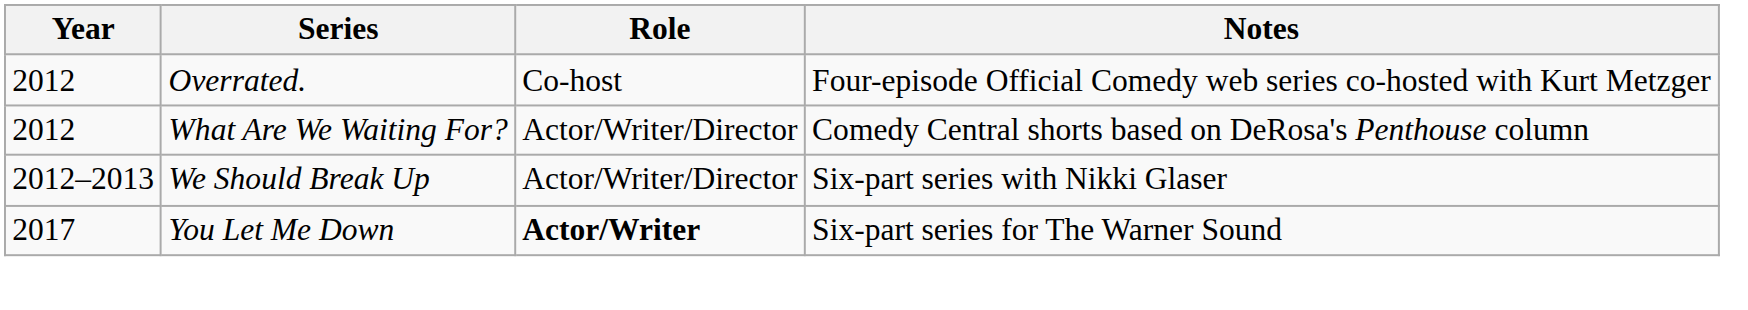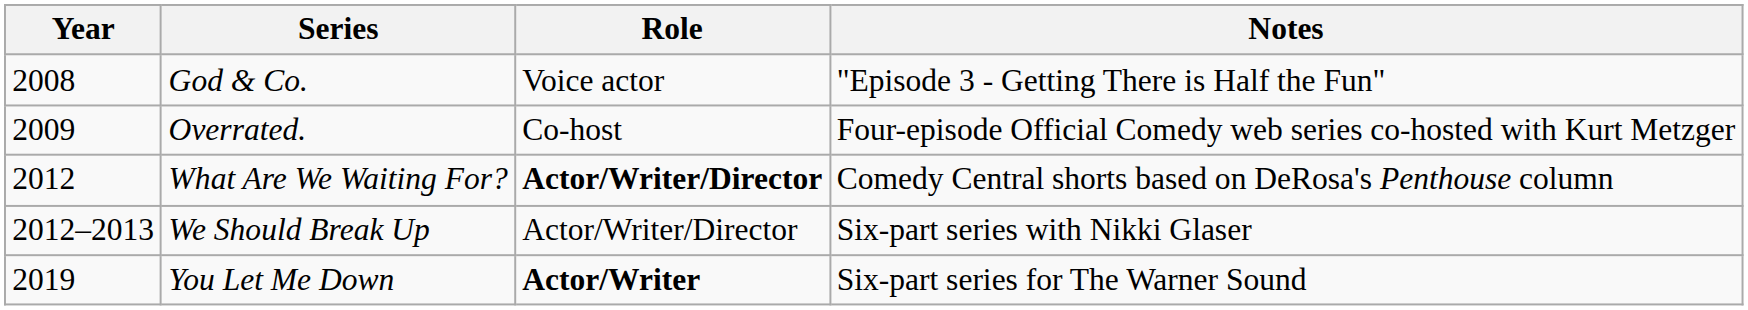+ row: (238, 79)
(44, 79) 2012 -> (44, 129) 2009
(660, 129) normal -> (672, 179) bold
(44, 229) 2017 -> (44, 279) 2019
